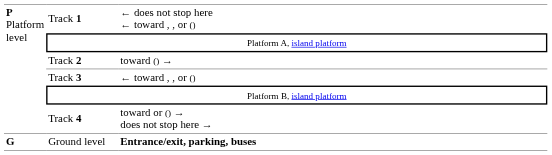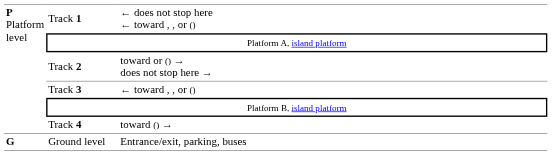(147, 60) toward () → -> (167, 66) toward or () → does not stop here →
(167, 119) toward or () → does not stop here → -> (147, 125) toward () →
(188, 142) bold -> (183, 142) normal
